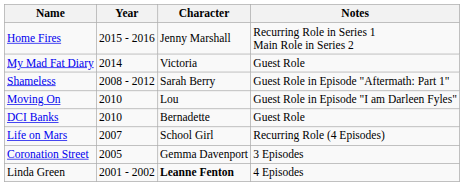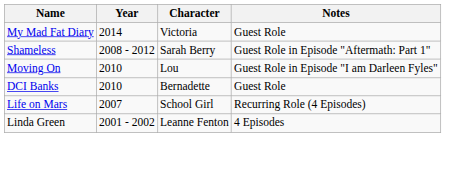- row: (34, 38)
- row: (48, 154)
(197, 172) bold -> (194, 123) normal
